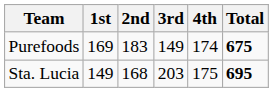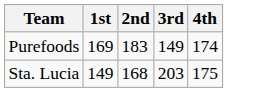- column: (245, 18)
